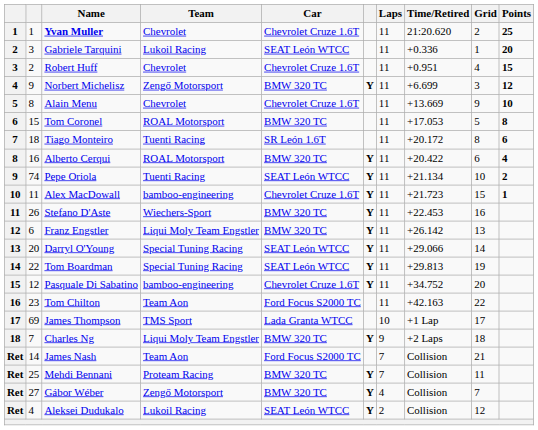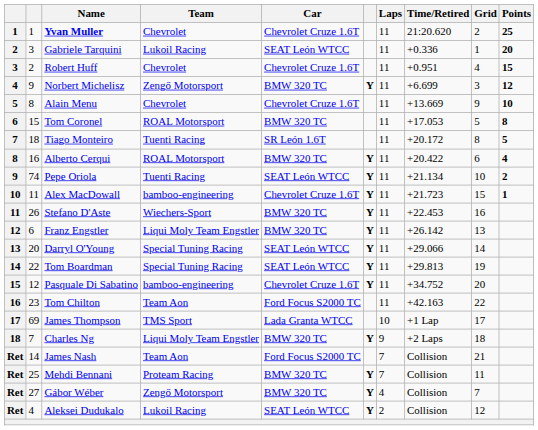(505, 140) 6 -> (505, 140) 5
